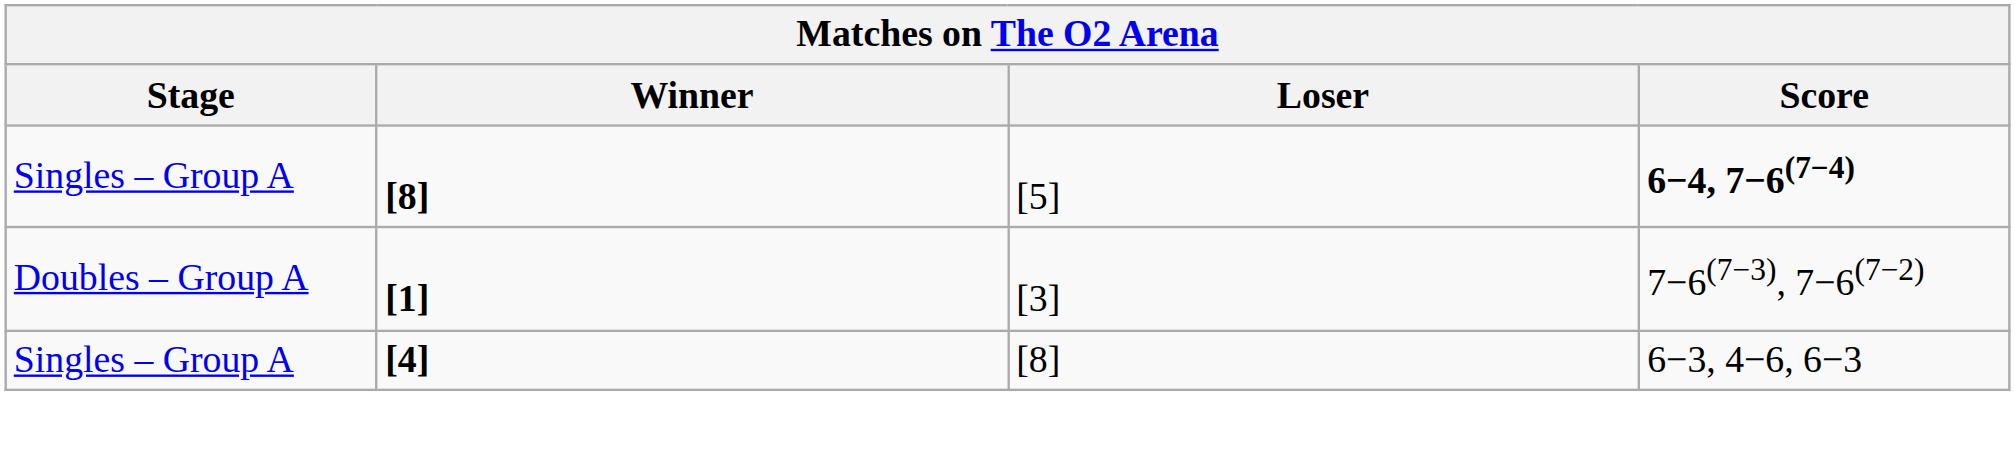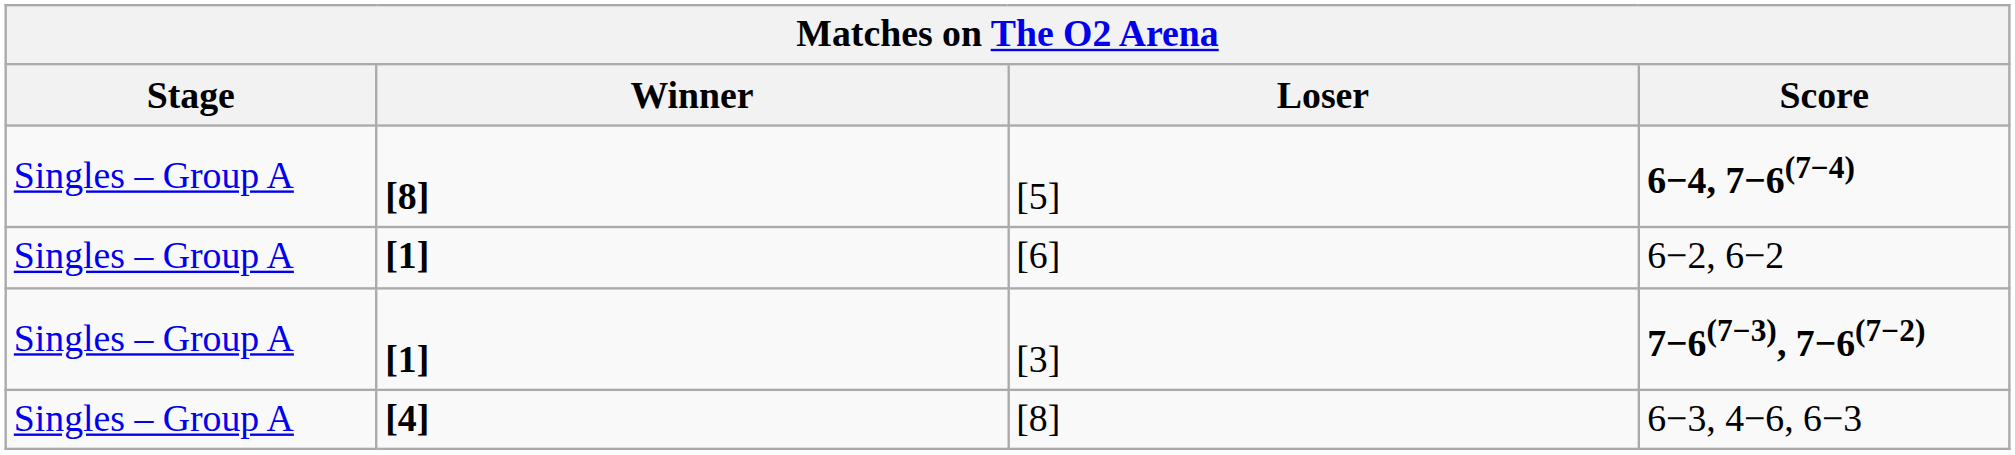+ row: (1038, 256)
(161, 277) Doubles – Group A -> (154, 337) Singles – Group A
(1786, 277) normal -> (1786, 337) bold
